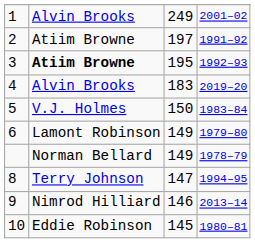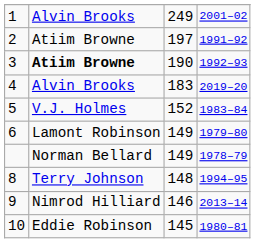(180, 63) 195 -> (180, 63) 190
(180, 109) 150 -> (180, 109) 152
(180, 179) 147 -> (180, 179) 148
